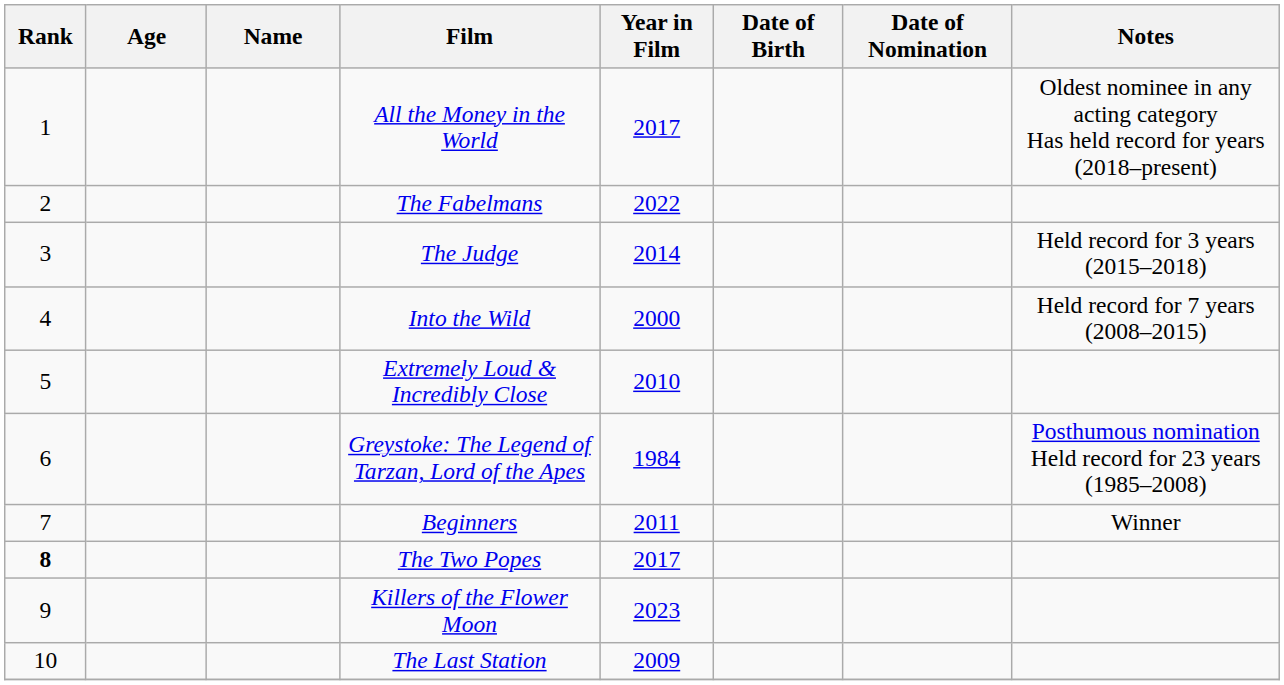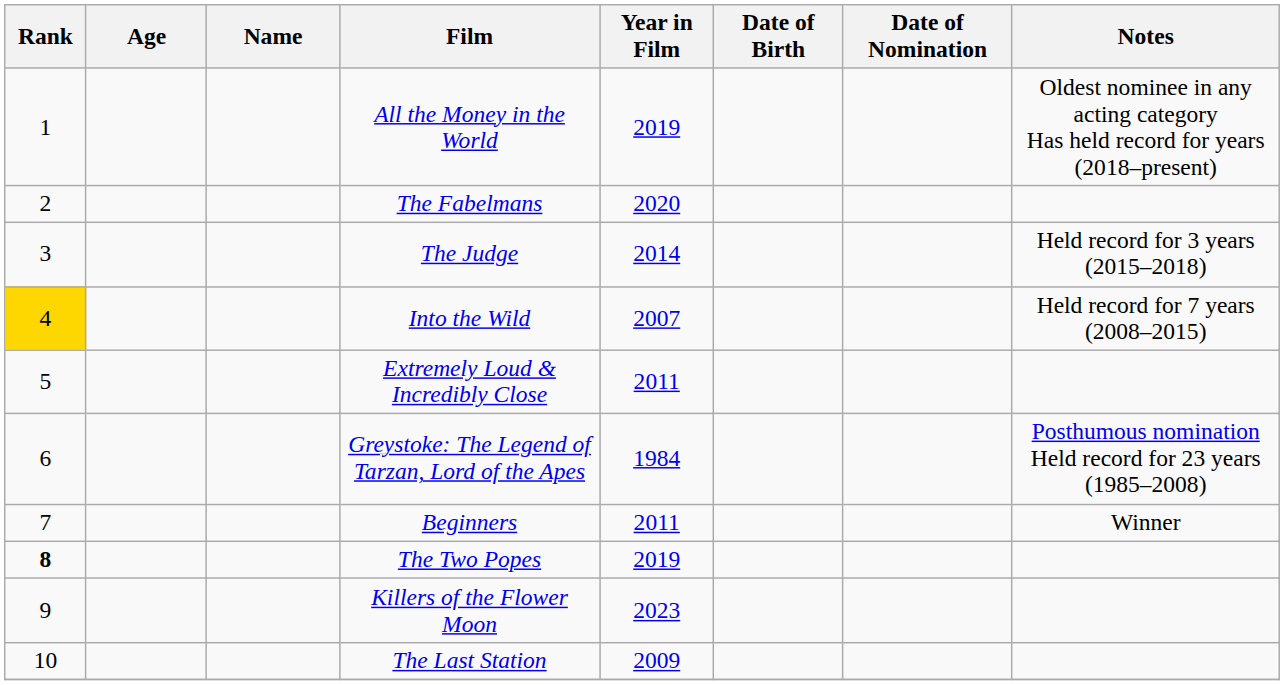(657, 126) 2017 -> (657, 126) 2019
(657, 203) 2022 -> (657, 203) 2020
(46, 317) no background -> (46, 317) gold background
(657, 317) 2000 -> (657, 317) 2007
(657, 381) 2010 -> (657, 381) 2011
(657, 559) 2017 -> (657, 559) 2019
